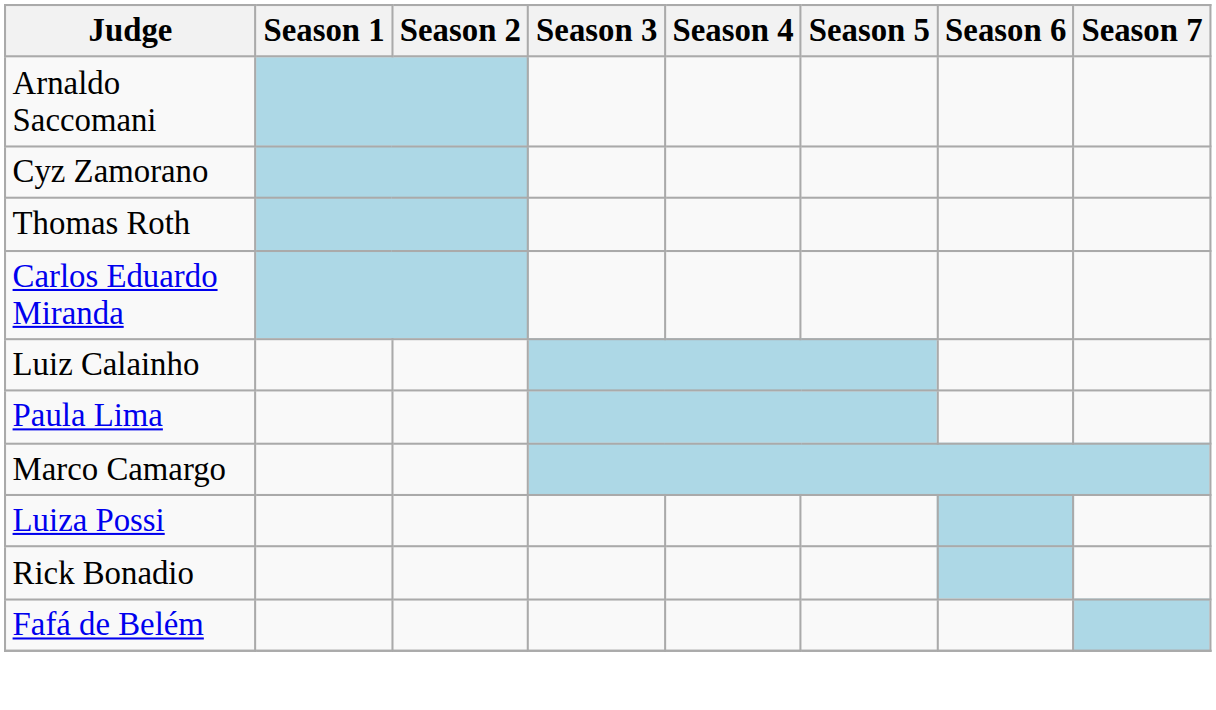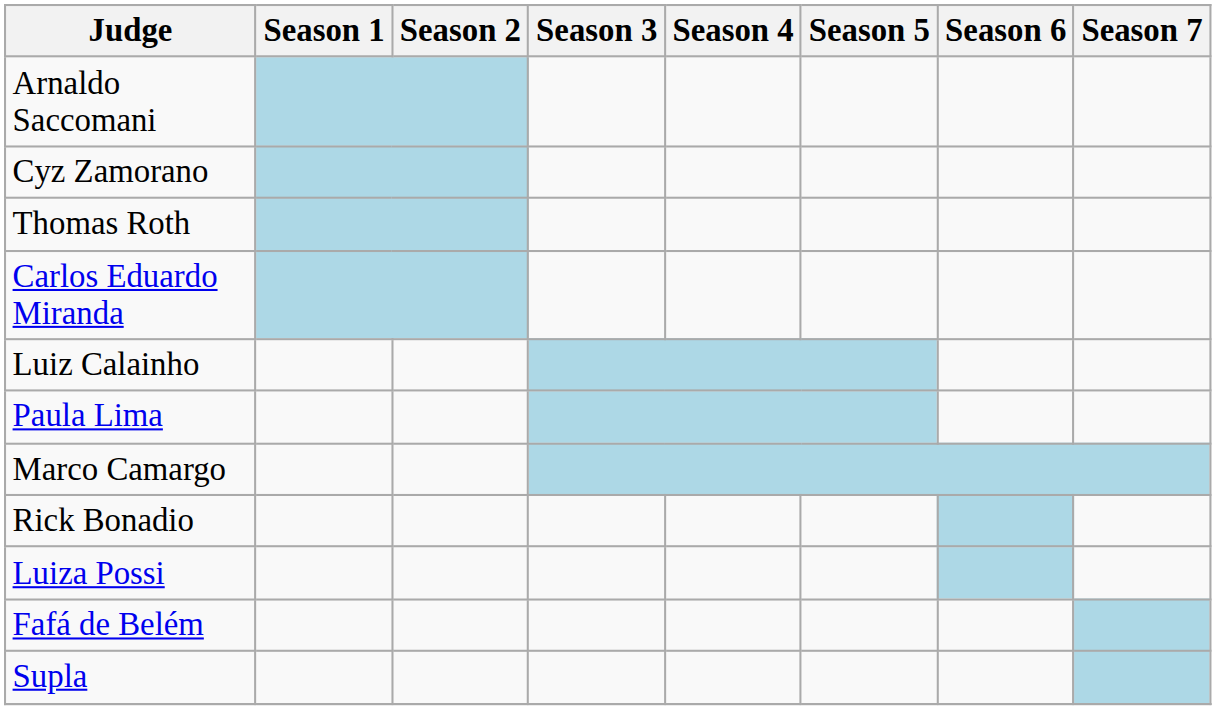rows swapped: (89, 520) <-> (103, 572)
+ row: (50, 676)
